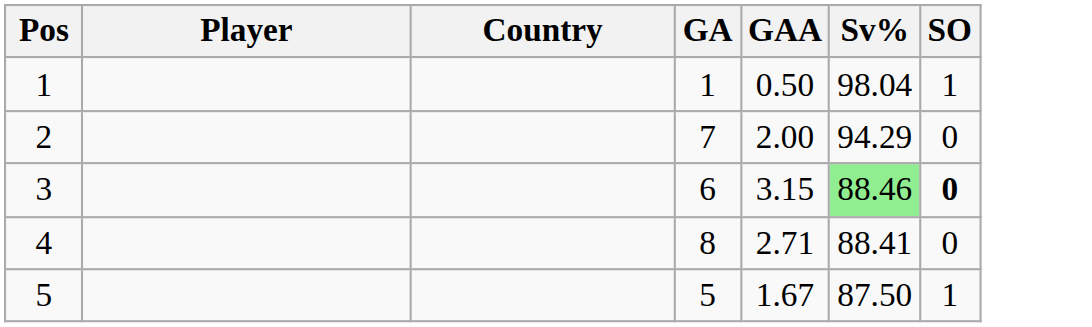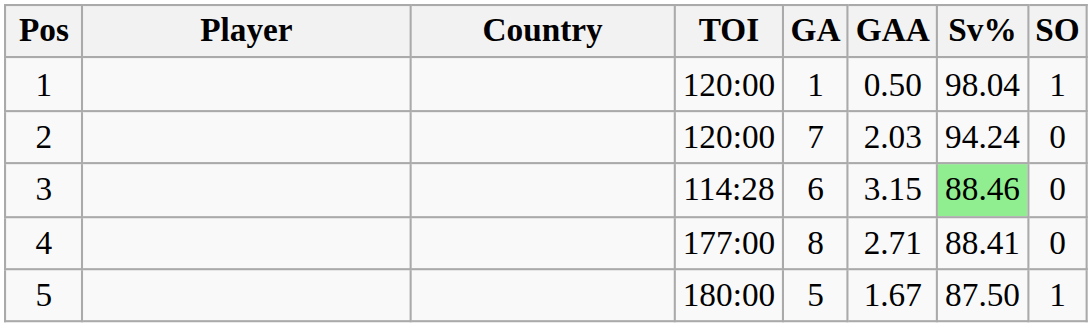+ column: (729, 30)
(785, 136) 2.00 -> (893, 136) 2.03
(875, 136) 94.29 -> (983, 136) 94.24
(950, 189) bold -> (1058, 189) normal
